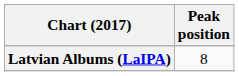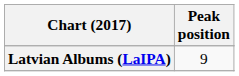(204, 58) 8 -> (204, 58) 9
